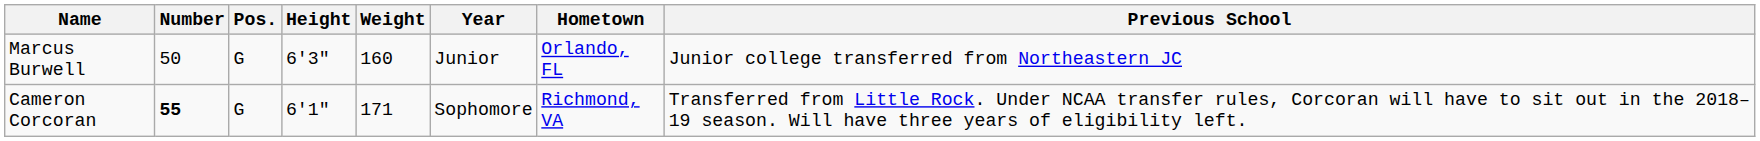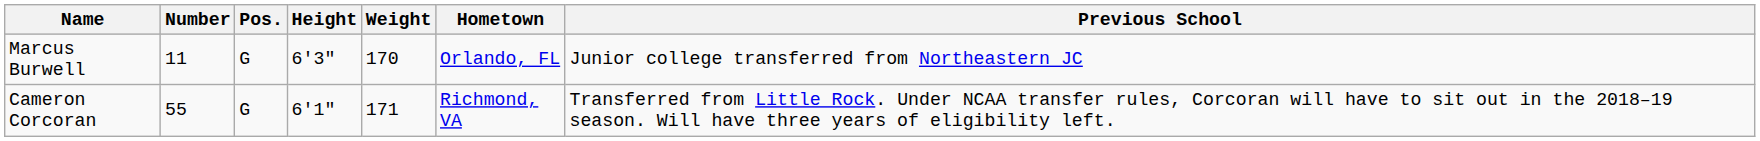- column: (484, 20)
(170, 60) 50 -> (176, 60) 11
(377, 60) 160 -> (382, 60) 170
(170, 110) bold -> (176, 110) normal
